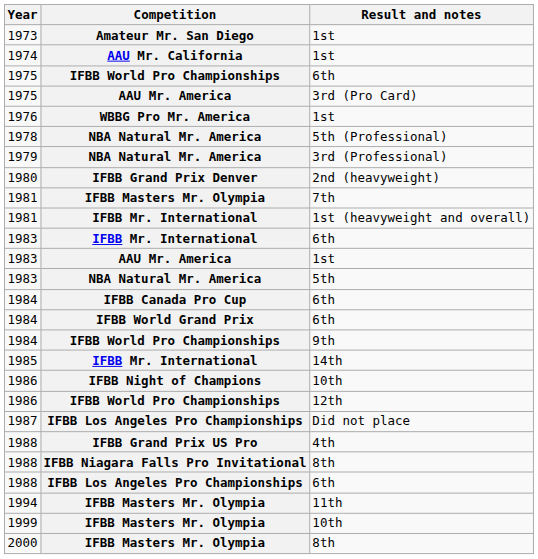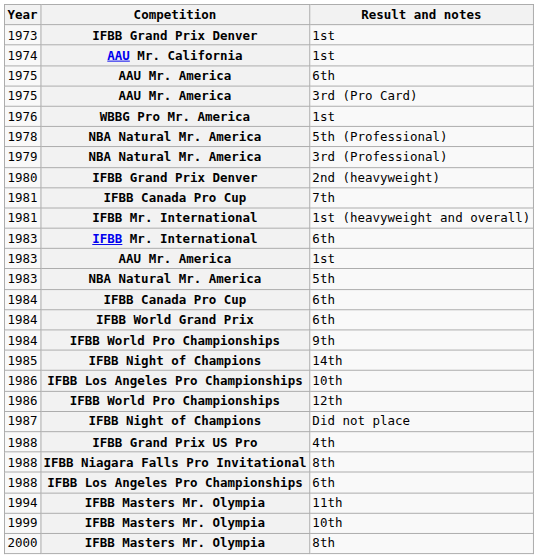(175, 35) Amateur Mr. San Diego -> (175, 35) IFBB Grand Prix Denver
(175, 76) IFBB World Pro Championships -> (175, 76) AAU Mr. America
(175, 198) IFBB Masters Mr. Olympia -> (175, 198) IFBB Canada Pro Cup
(175, 360) IFBB Mr. International -> (175, 360) IFBB Night of Champions
(175, 381) IFBB Night of Champions -> (175, 381) IFBB Los Angeles Pro Championships
(175, 421) IFBB Los Angeles Pro Championships -> (175, 421) IFBB Night of Champions
